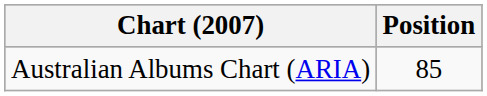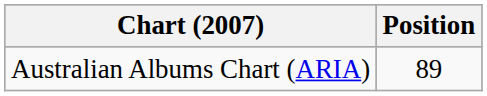(429, 68) 85 -> (429, 68) 89
